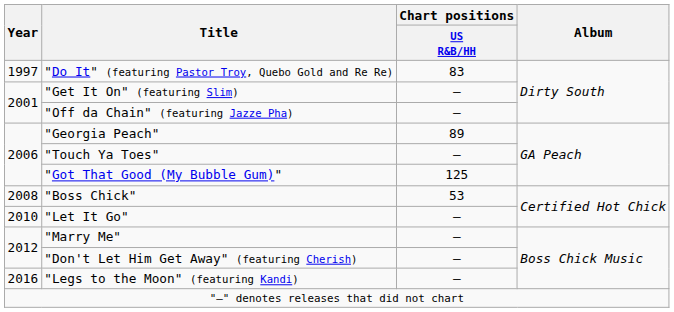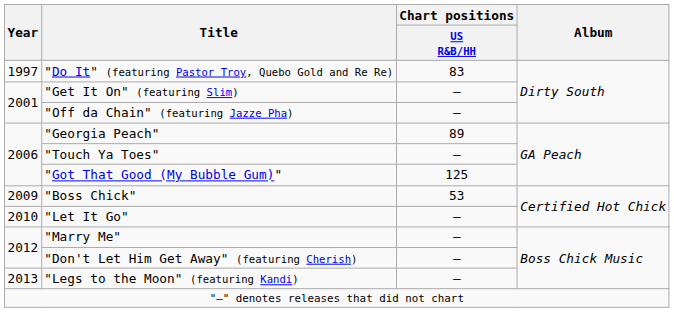(23, 196) 2008 -> (23, 196) 2009
(23, 279) 2016 -> (23, 279) 2013
